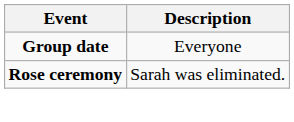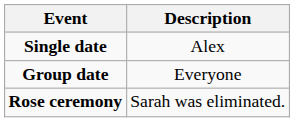+ row: (65, 46)
